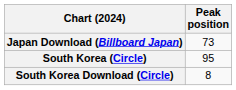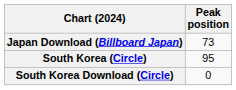(208, 76) 8 -> (208, 76) 0
